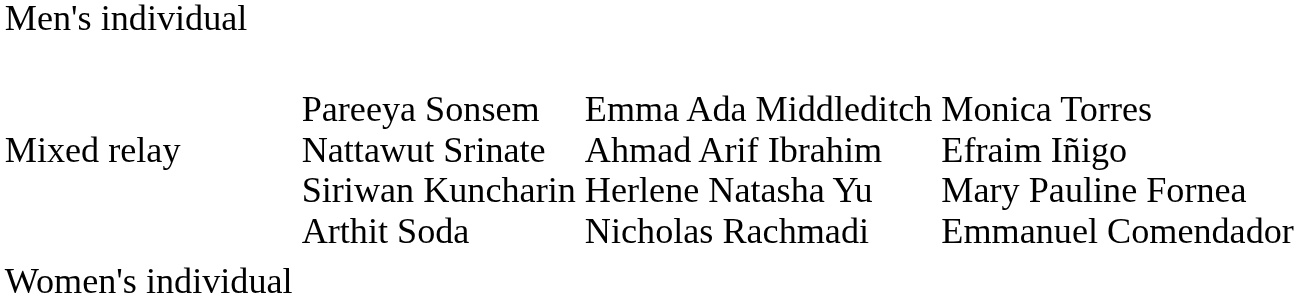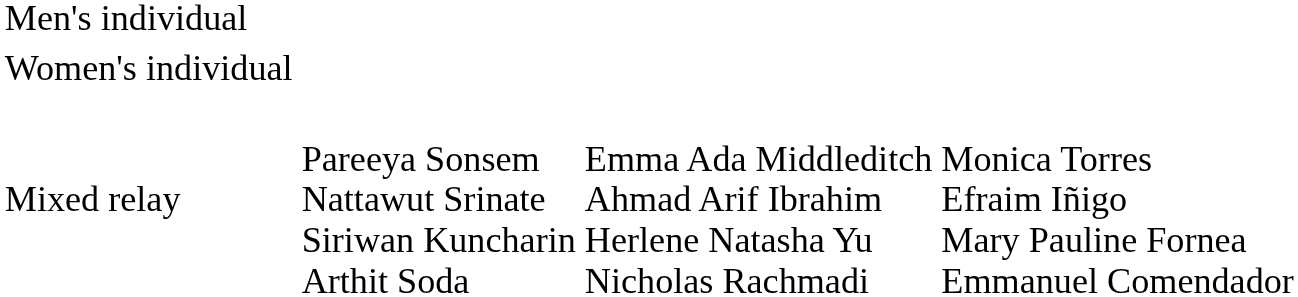rows swapped: (149, 280) <-> (93, 149)
